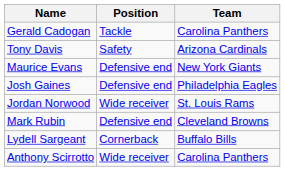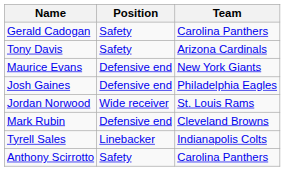(115, 31) Tackle -> (115, 31) Safety
+ row: (36, 139)
- row: (46, 139)
(134, 157) Wide receiver -> (115, 157) Safety
